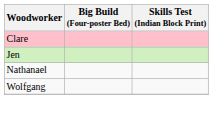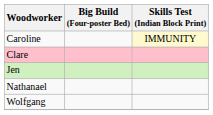+ row: (24, 39)
